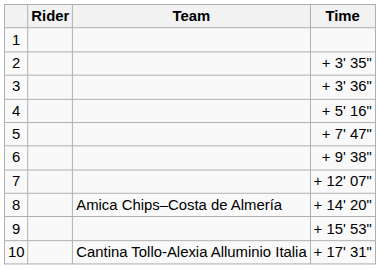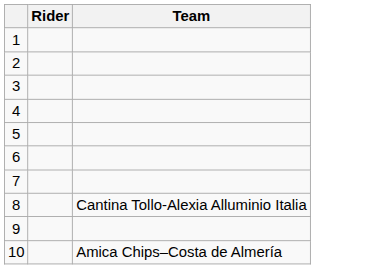- column: (343, 16)
(179, 205) Amica Chips–Costa de Almería -> (191, 205) Cantina Tollo-Alexia Alluminio Italia
(191, 252) Cantina Tollo-Alexia Alluminio Italia -> (179, 252) Amica Chips–Costa de Almería
